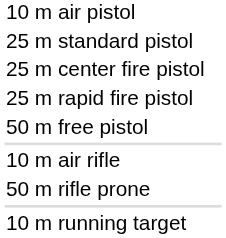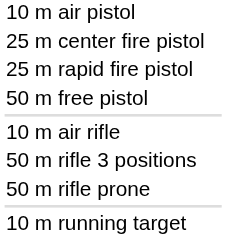- row: (100, 41)
+ row: (101, 160)
